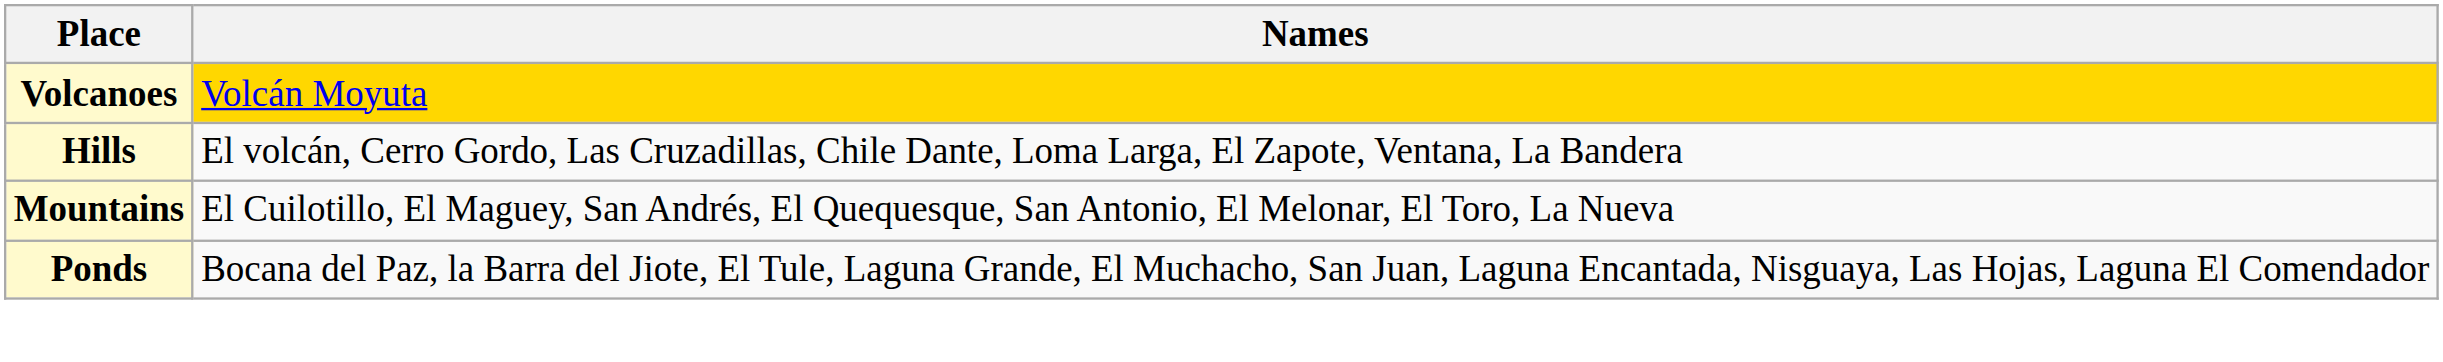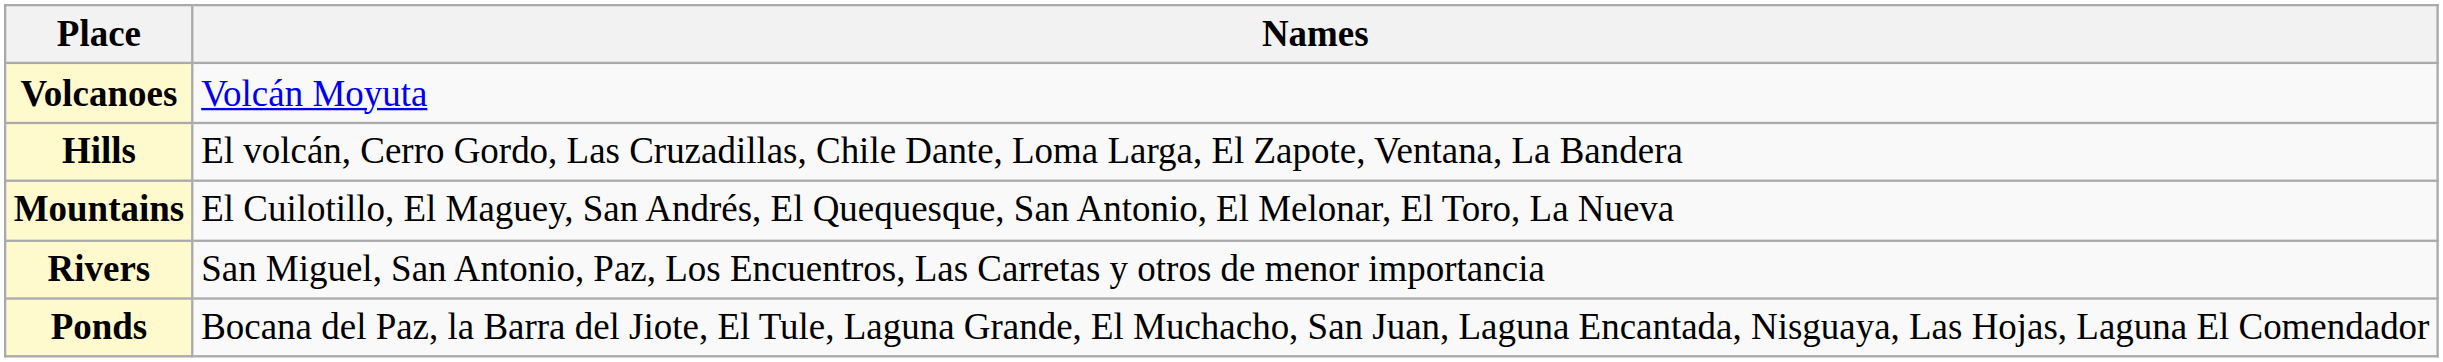(314, 92) gold background -> (314, 92) no background
+ row: (99, 268)
